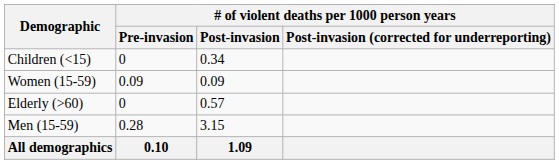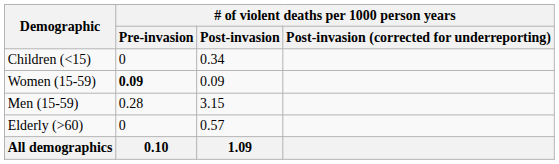(131, 81) normal -> (131, 81) bold
rows swapped: (43, 125) <-> (45, 103)
